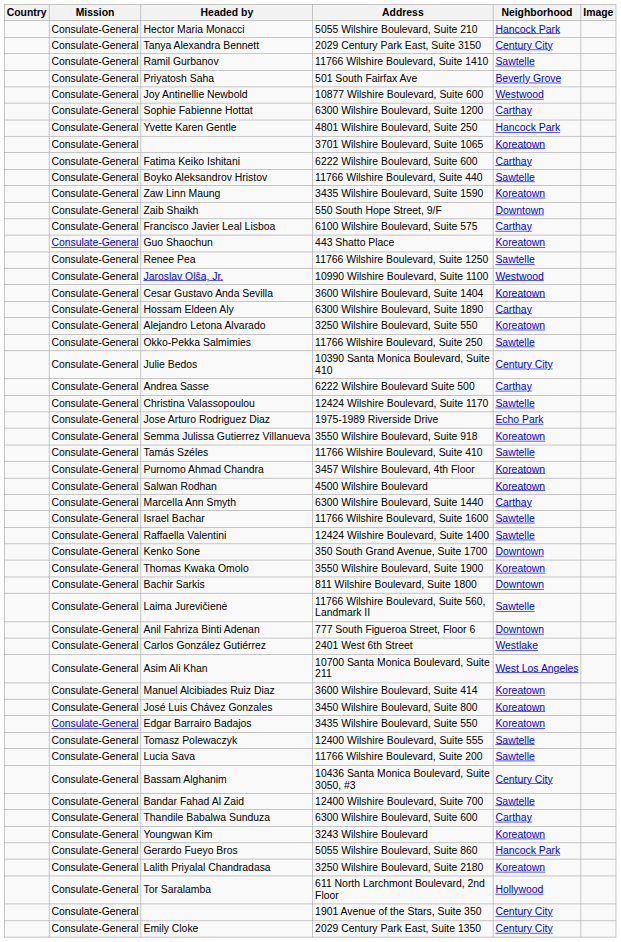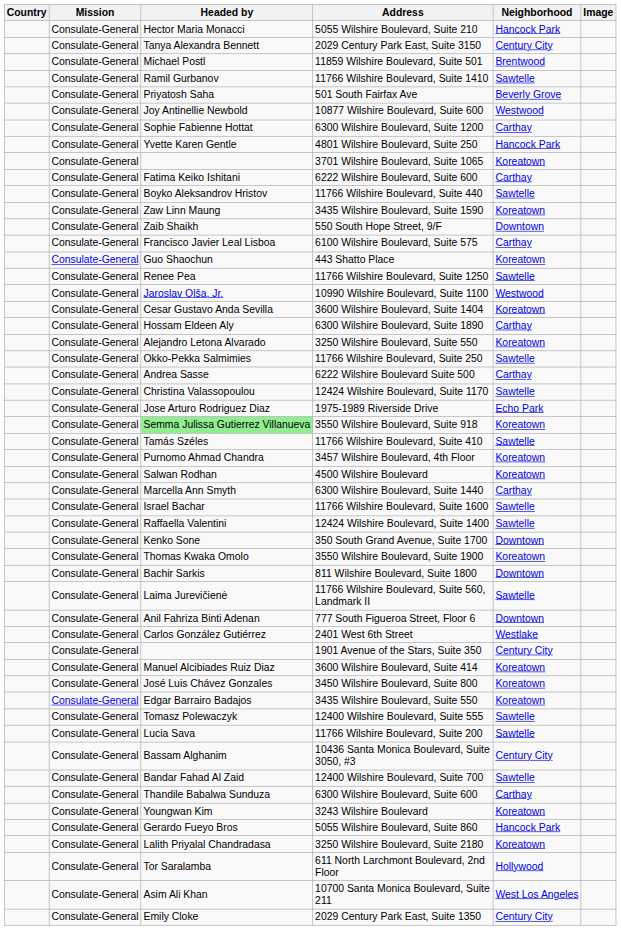+ row: (399, 62)
- row: (402, 364)
(227, 436) no background -> (227, 425) lightgreen background
rows swapped: (402, 668) <-> (398, 912)
